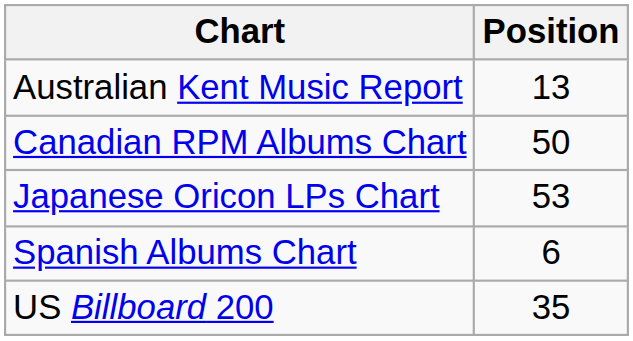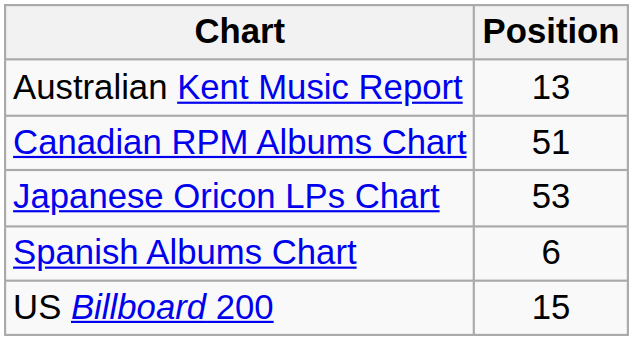(551, 142) 50 -> (551, 142) 51
(551, 307) 35 -> (551, 307) 15
